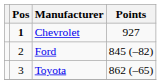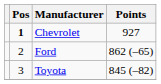(131, 51) 845 (–82) -> (131, 51) 862 (–65)
(131, 70) 862 (–65) -> (131, 70) 845 (–82)
